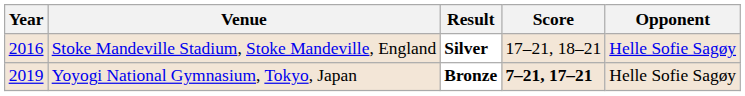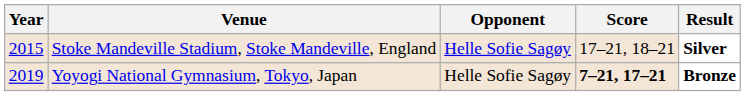columns swapped: (673, 19) <-> (471, 19)
(26, 47) 2016 -> (26, 47) 2015
